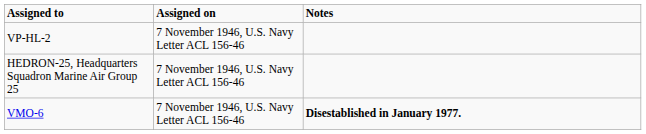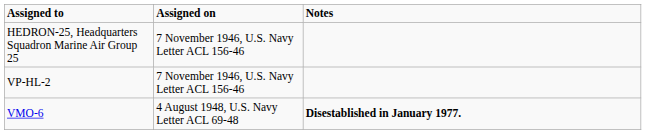rows swapped: (29, 38) <-> (72, 76)
(225, 113) 7 November 1946, U.S. Navy Letter ACL 156-46 -> (217, 113) 4 August 1948, U.S. Navy Letter ACL 69-48
